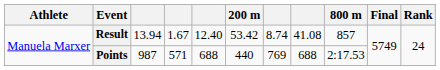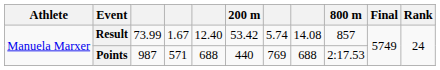(147, 35) 13.94 -> (147, 35) 73.99
(277, 35) 8.74 -> (277, 35) 5.74
(307, 35) 41.08 -> (307, 35) 14.08
